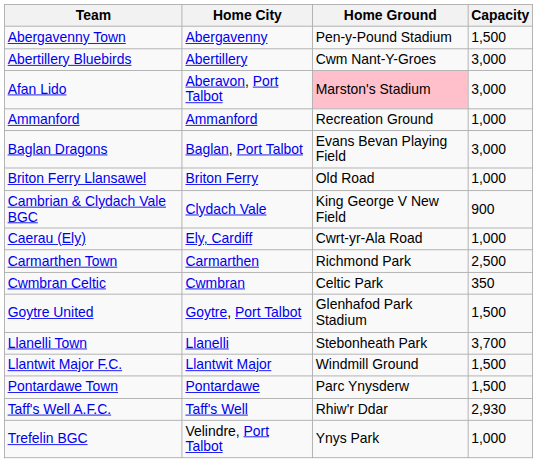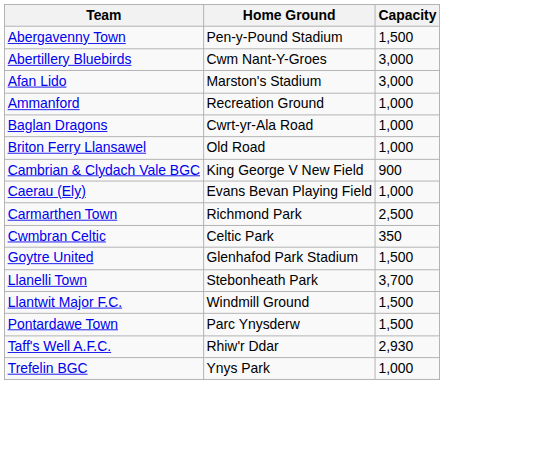- column: (247, 15)
(373, 89) pink background -> (264, 81) no background
(381, 149) Evans Bevan Playing Field -> (260, 125) Cwrt-yr-Ala Road
(489, 149) 3,000 -> (396, 125) 1,000
(369, 239) Cwrt-yr-Ala Road -> (289, 192) Evans Bevan Playing Field
